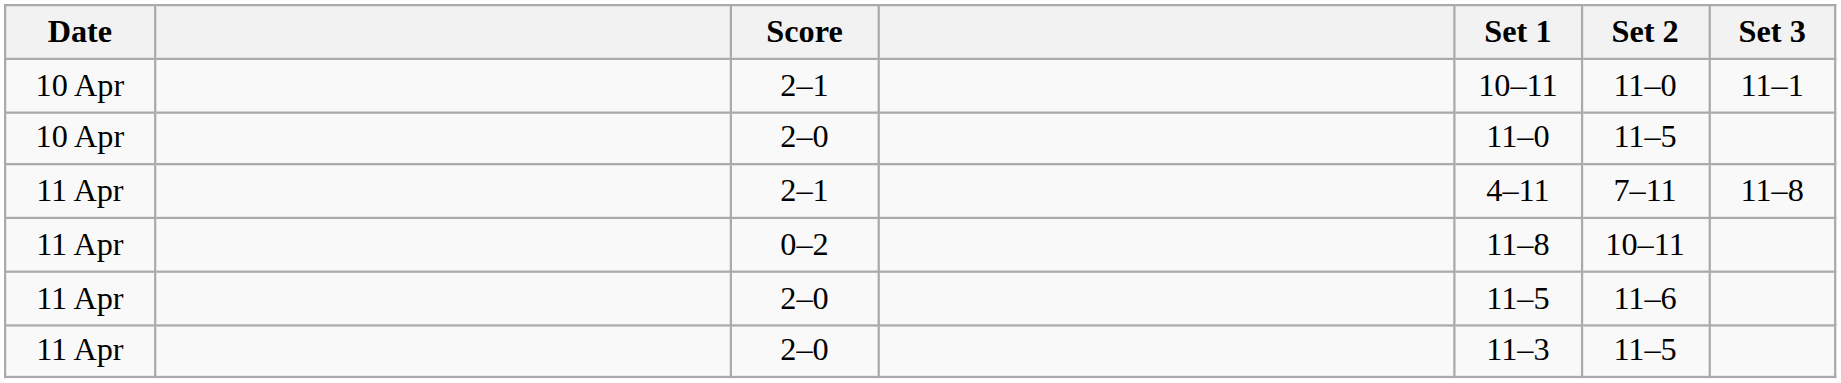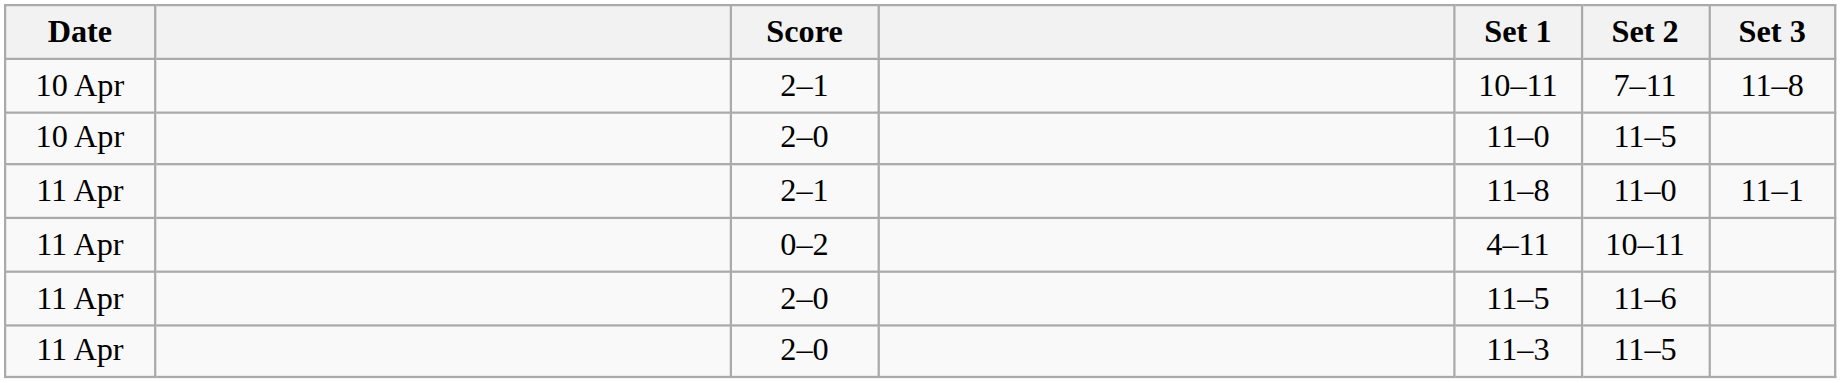(1645, 84) 11–0 -> (1645, 84) 7–11
(1772, 84) 11–1 -> (1772, 84) 11–8
(1518, 191) 4–11 -> (1518, 191) 11–8
(1645, 191) 7–11 -> (1645, 191) 11–0
(1772, 191) 11–8 -> (1772, 191) 11–1
(1518, 244) 11–8 -> (1518, 244) 4–11
